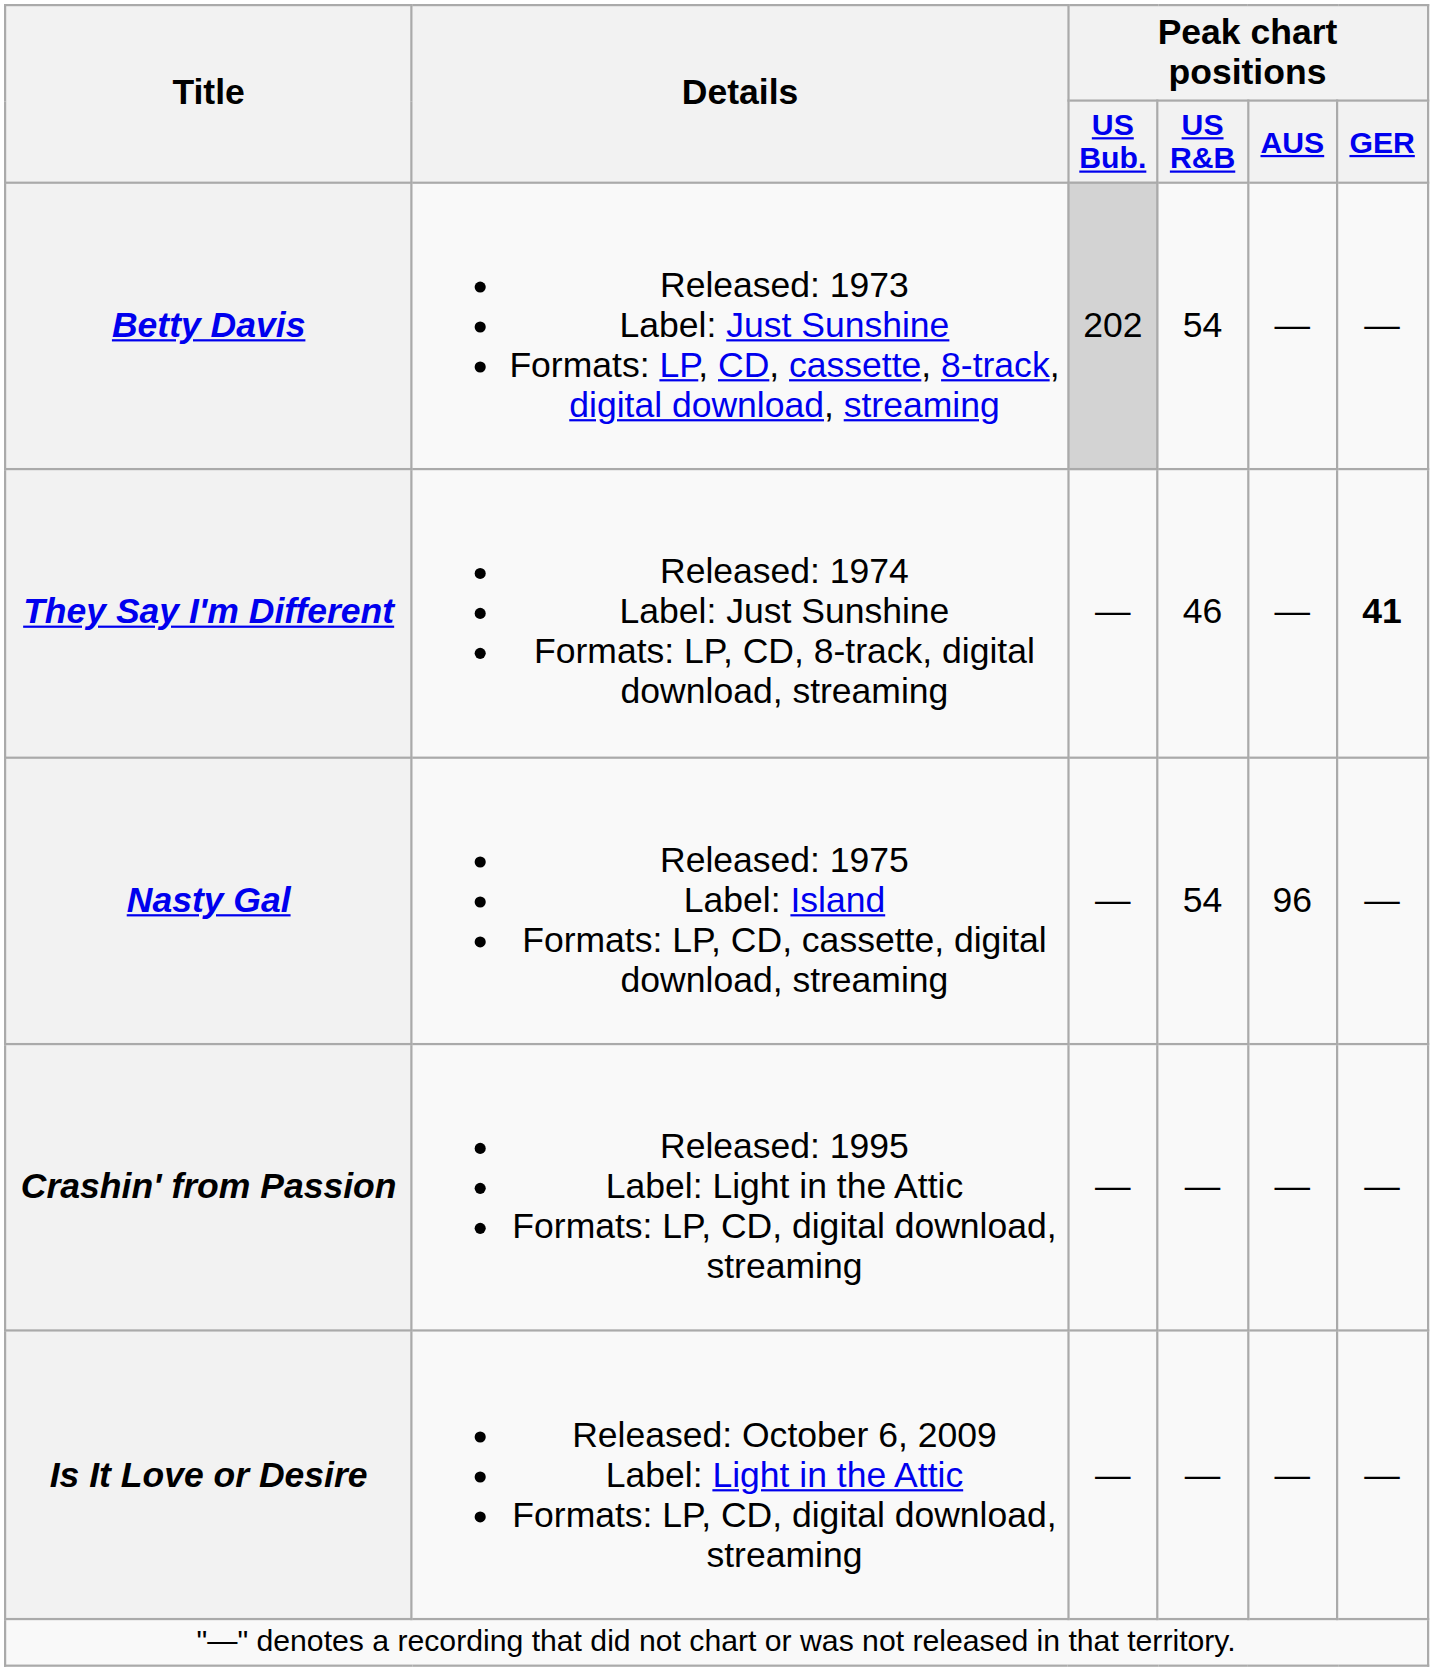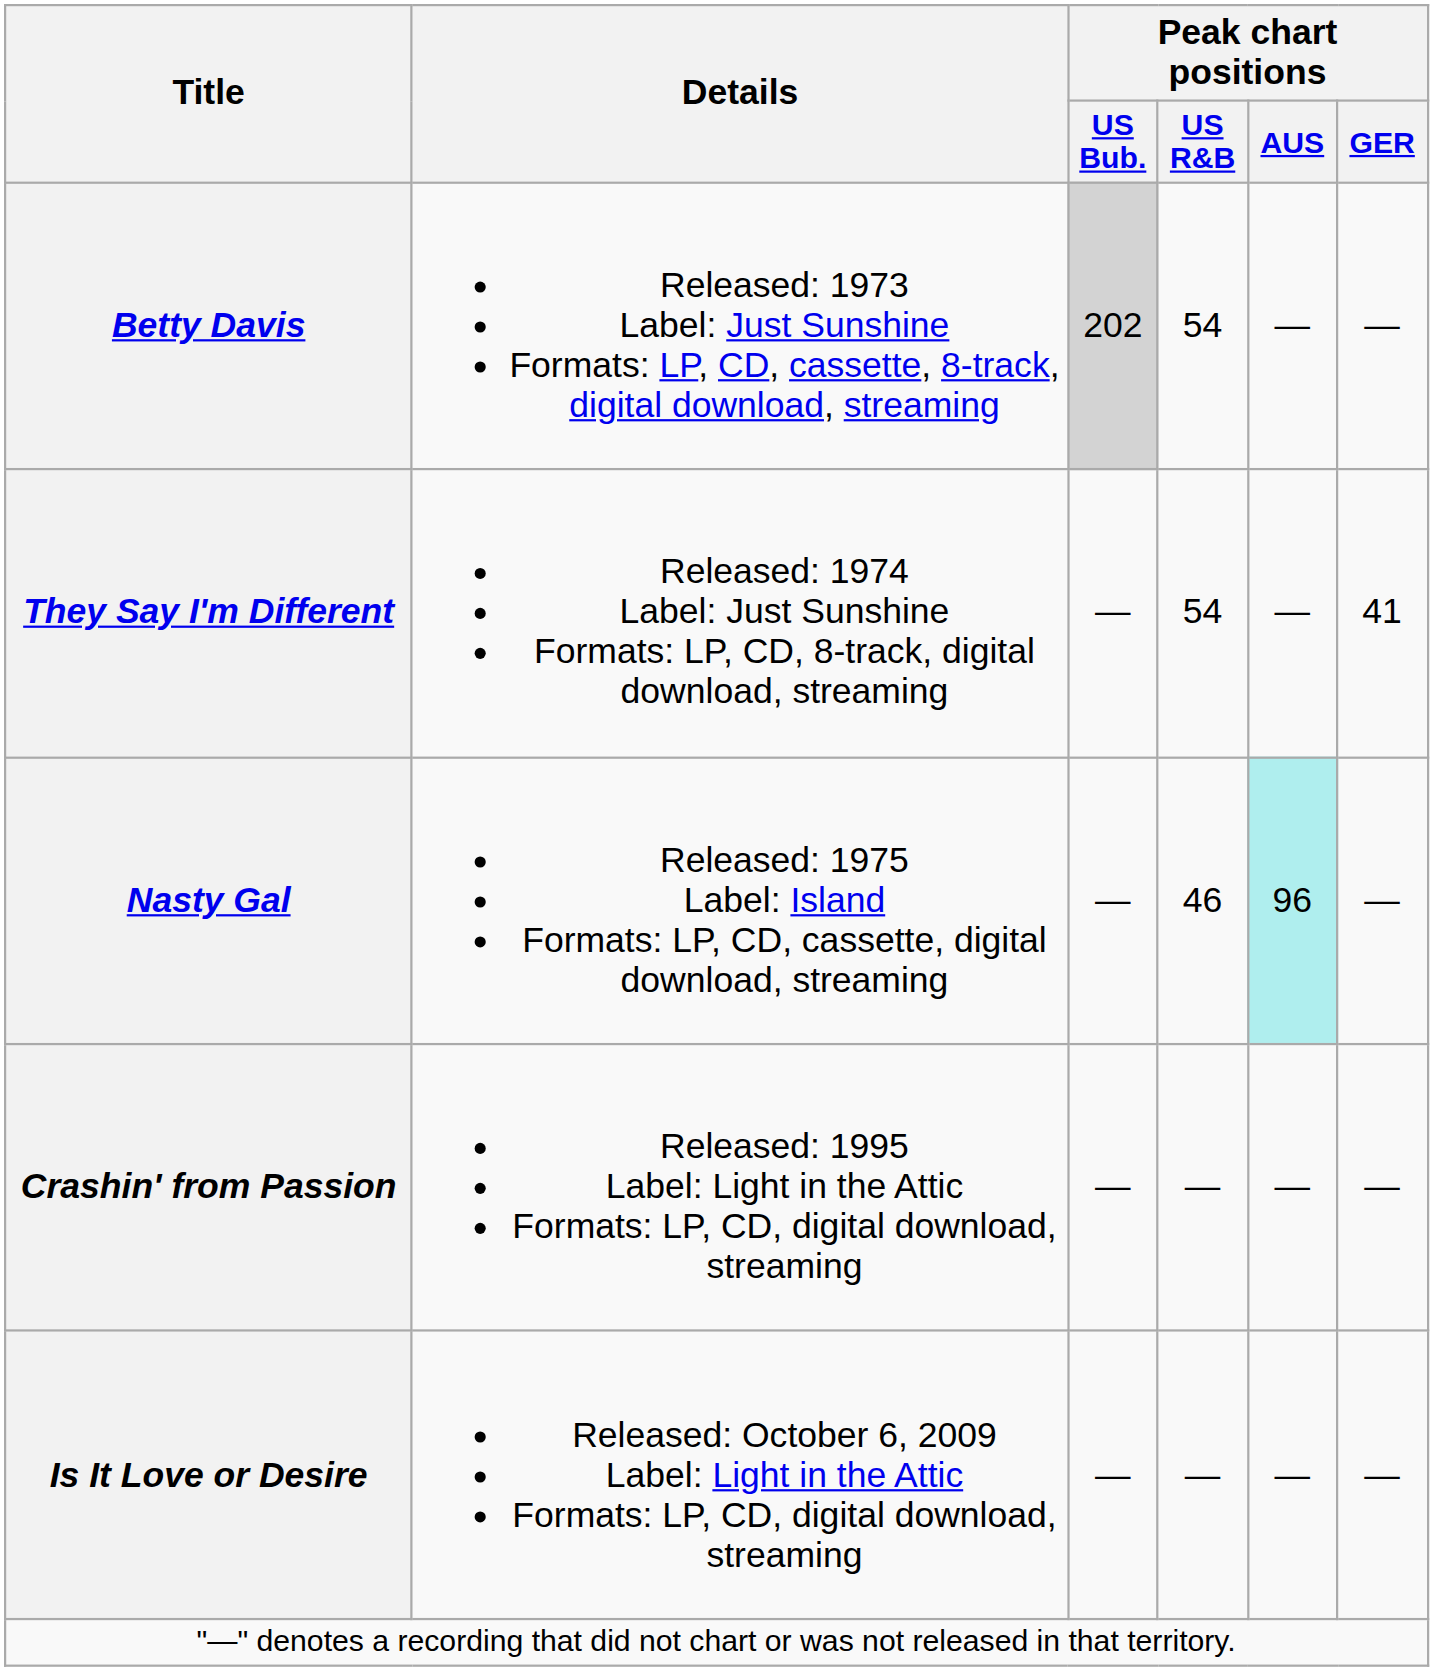(1203, 612) 46 -> (1203, 612) 54
(1382, 612) bold -> (1382, 612) normal
(1203, 899) 54 -> (1203, 899) 46
(1292, 899) no background -> (1292, 899) paleturquoise background
